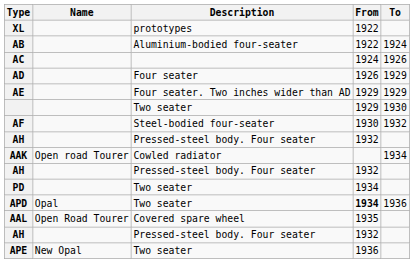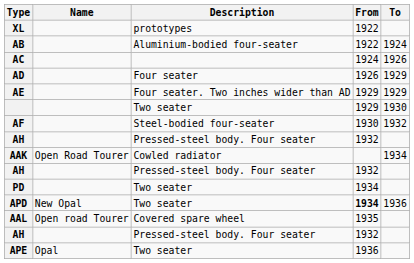(82, 155) Open road Tourer -> (82, 155) Open Road Tourer
(47, 203) Opal -> (58, 203) New Opal
(82, 219) Open Road Tourer -> (82, 219) Open road Tourer
(58, 251) New Opal -> (47, 251) Opal
